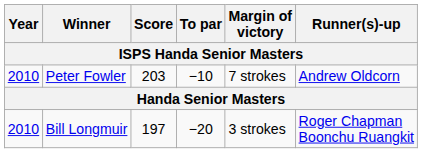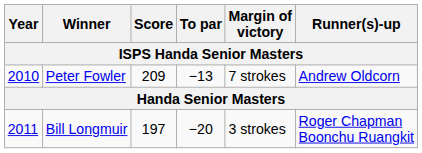(154, 76) 203 -> (154, 76) 209
(201, 76) −10 -> (201, 76) −13
(23, 129) 2010 -> (23, 129) 2011
